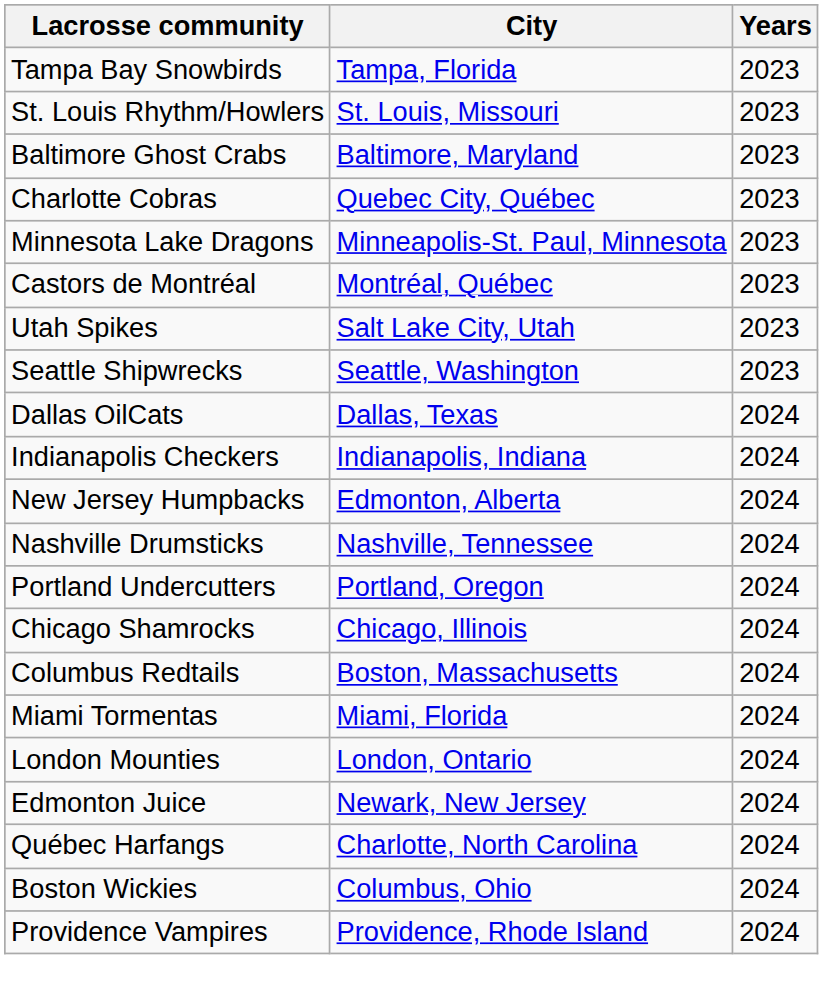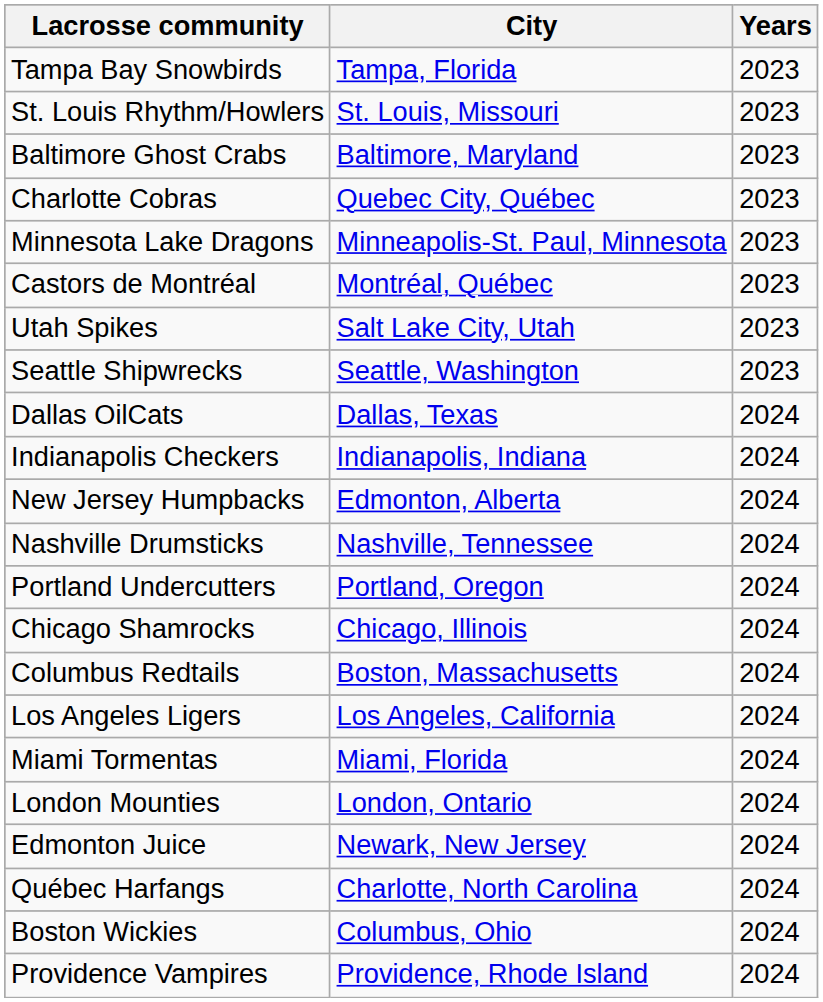+ row: (126, 716)
